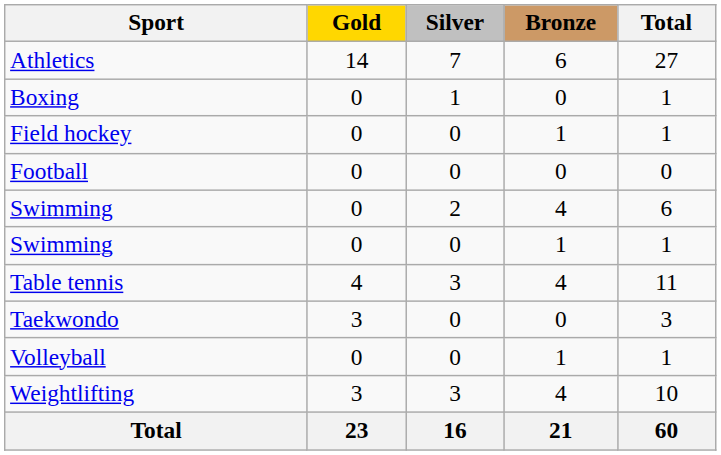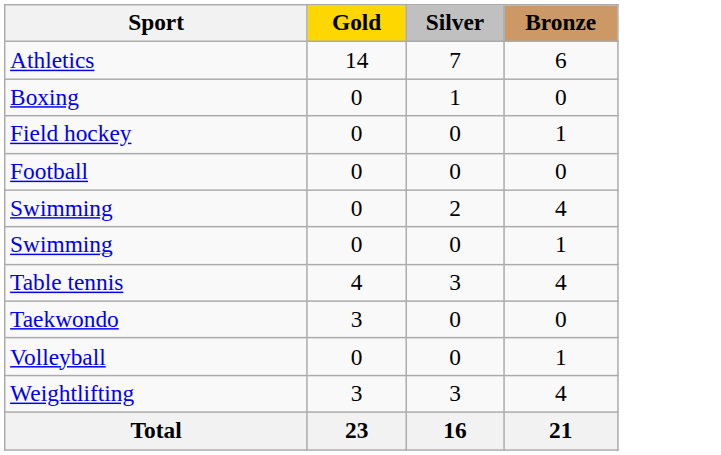- column: (666, 23)
